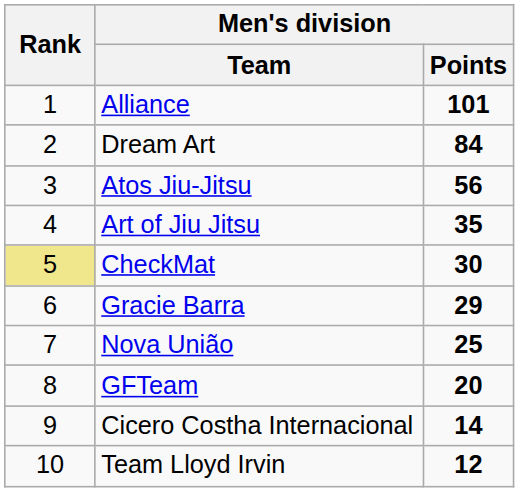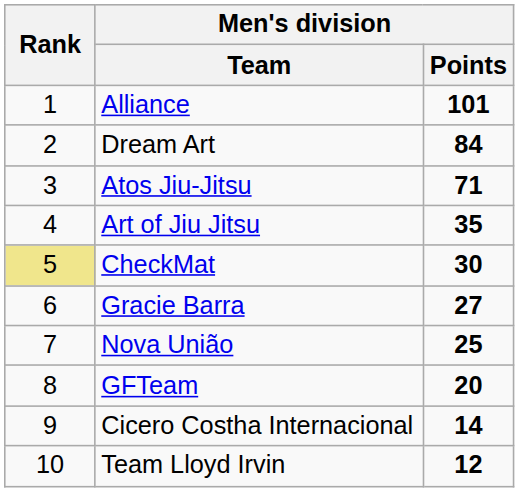(468, 184) 56 -> (468, 184) 71
(468, 305) 29 -> (468, 305) 27
